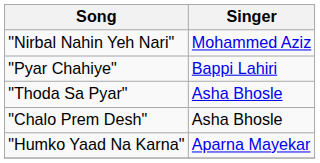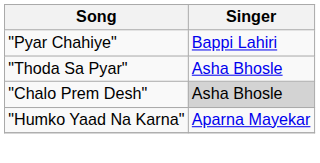- row: (91, 42)
(237, 119) no background -> (237, 94) lightgrey background
